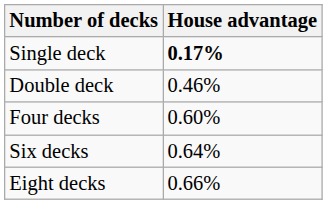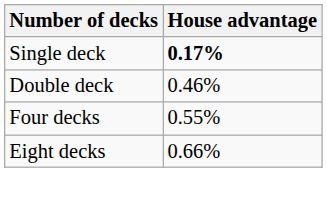(194, 118) 0.60% -> (194, 118) 0.55%
- row: (49, 150)
